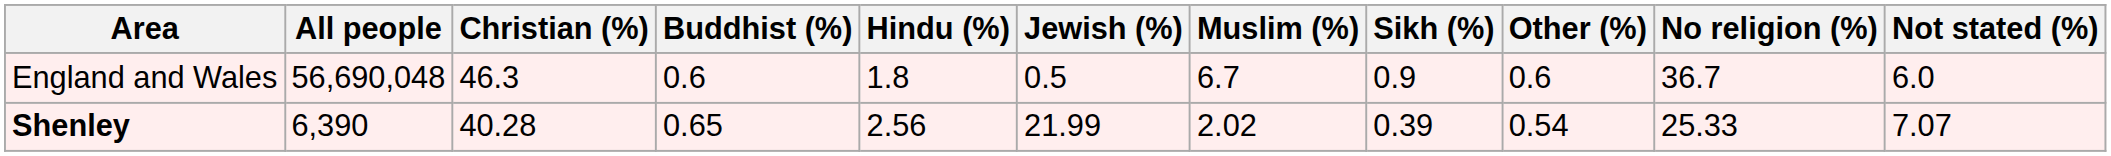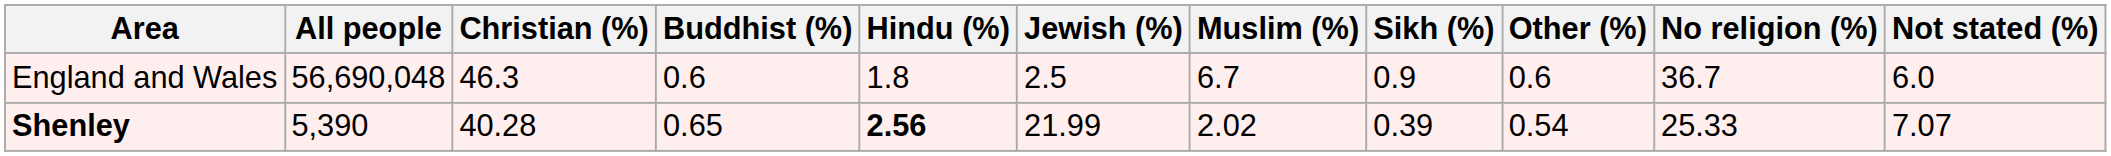(1045, 77) 0.5 -> (1045, 77) 2.5
(330, 126) 6,390 -> (330, 126) 5,390
(896, 126) normal -> (896, 126) bold
